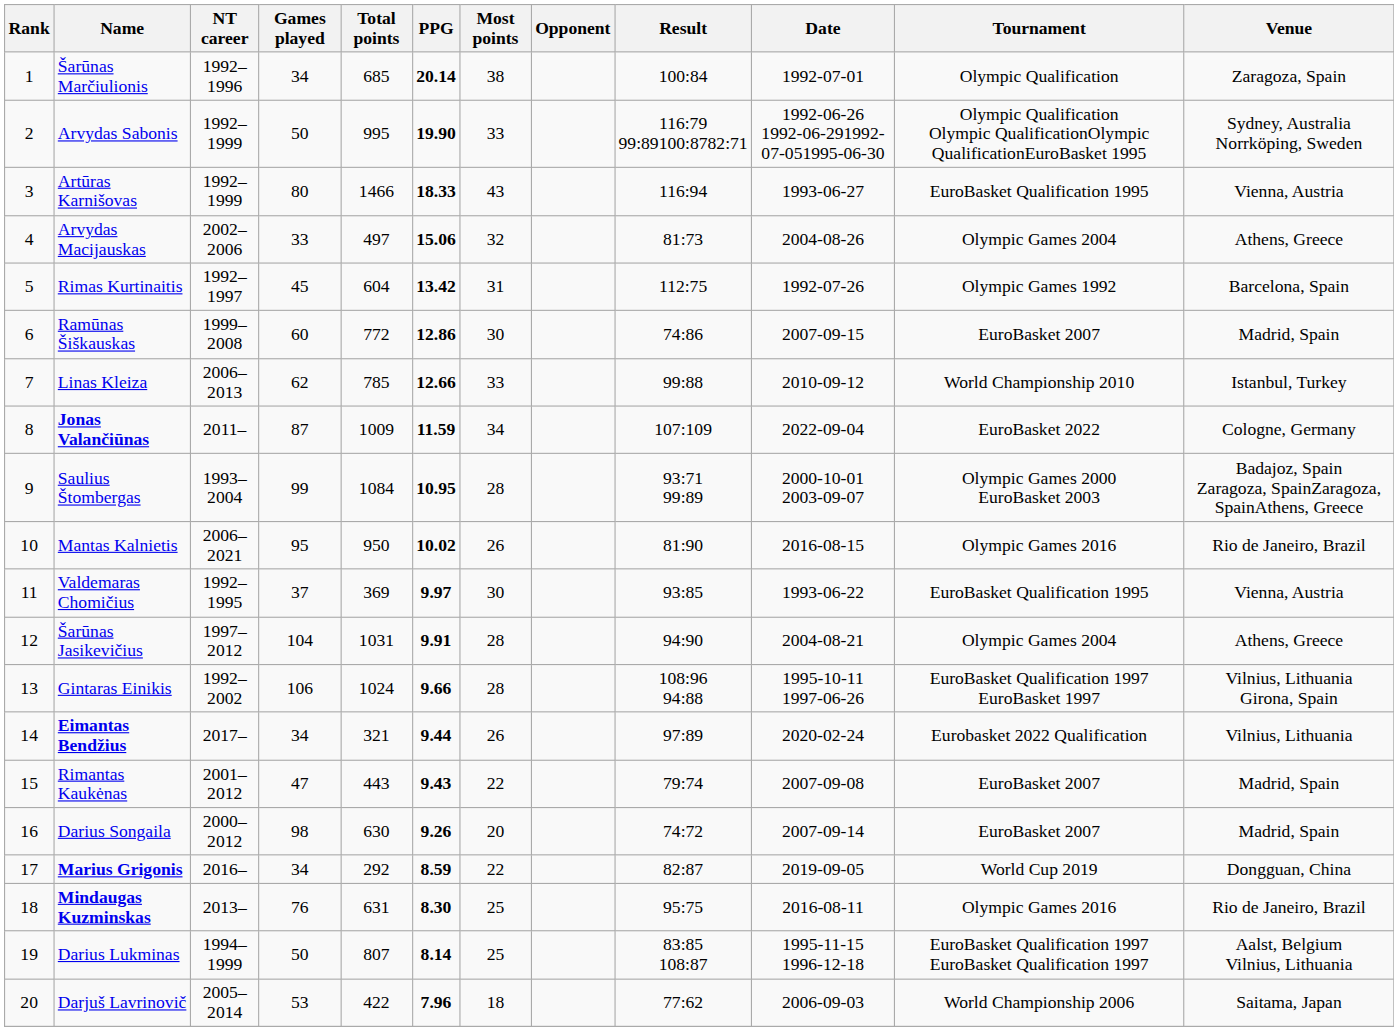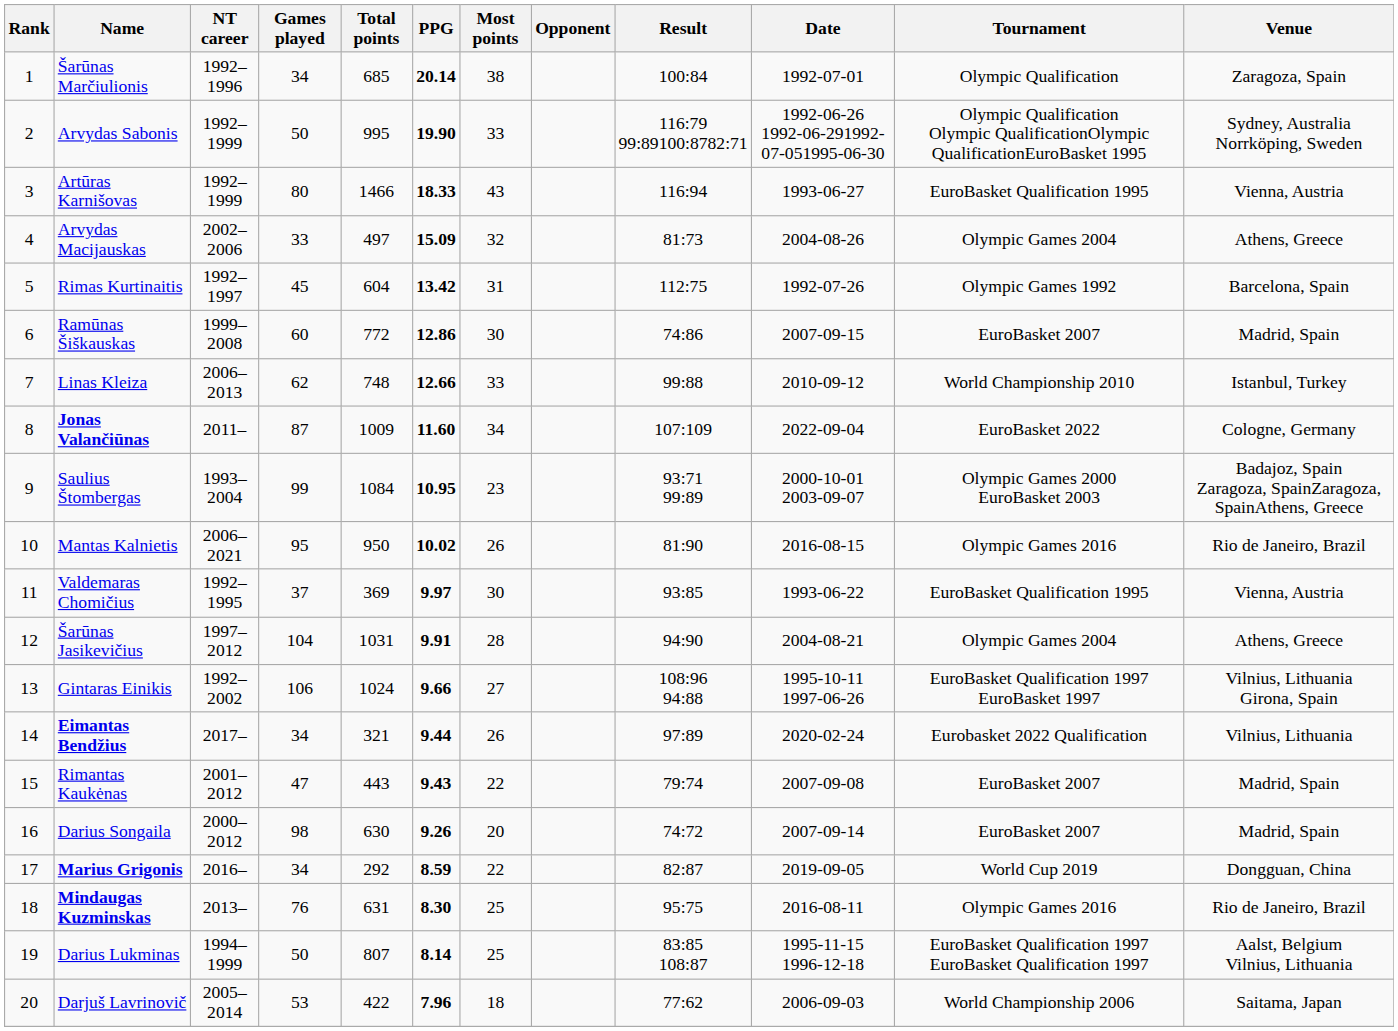(436, 239) 15.06 -> (436, 239) 15.09
(376, 382) 785 -> (376, 382) 748
(436, 429) 11.59 -> (436, 429) 11.60
(495, 487) 28 -> (495, 487) 23
(495, 688) 28 -> (495, 688) 27
